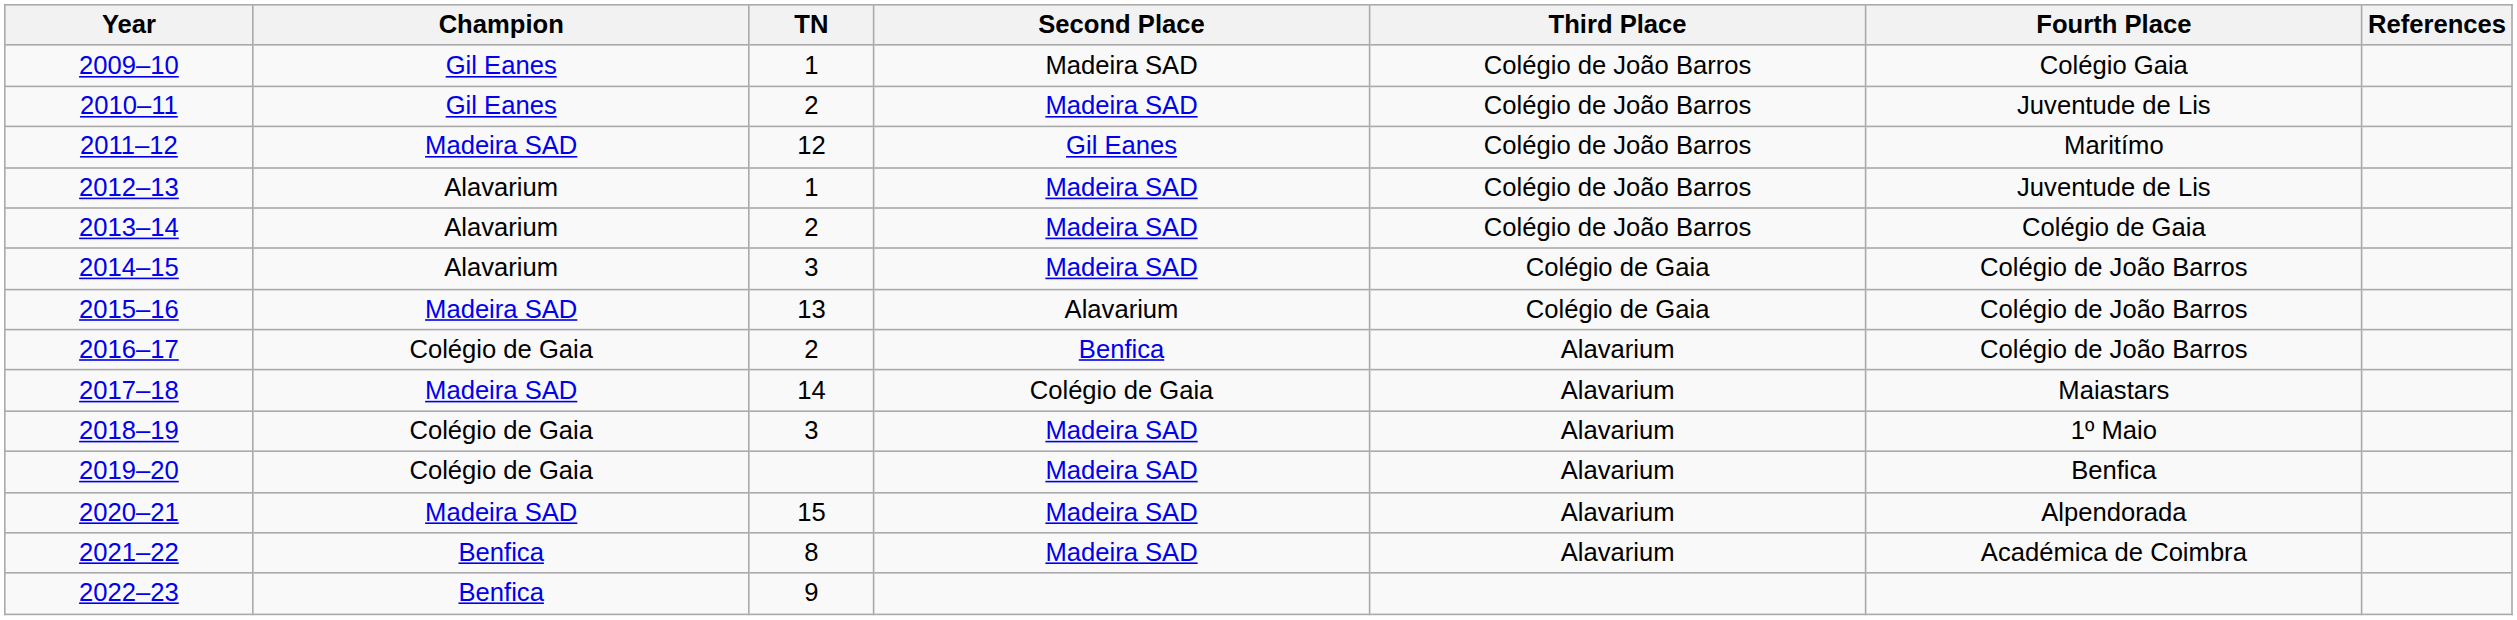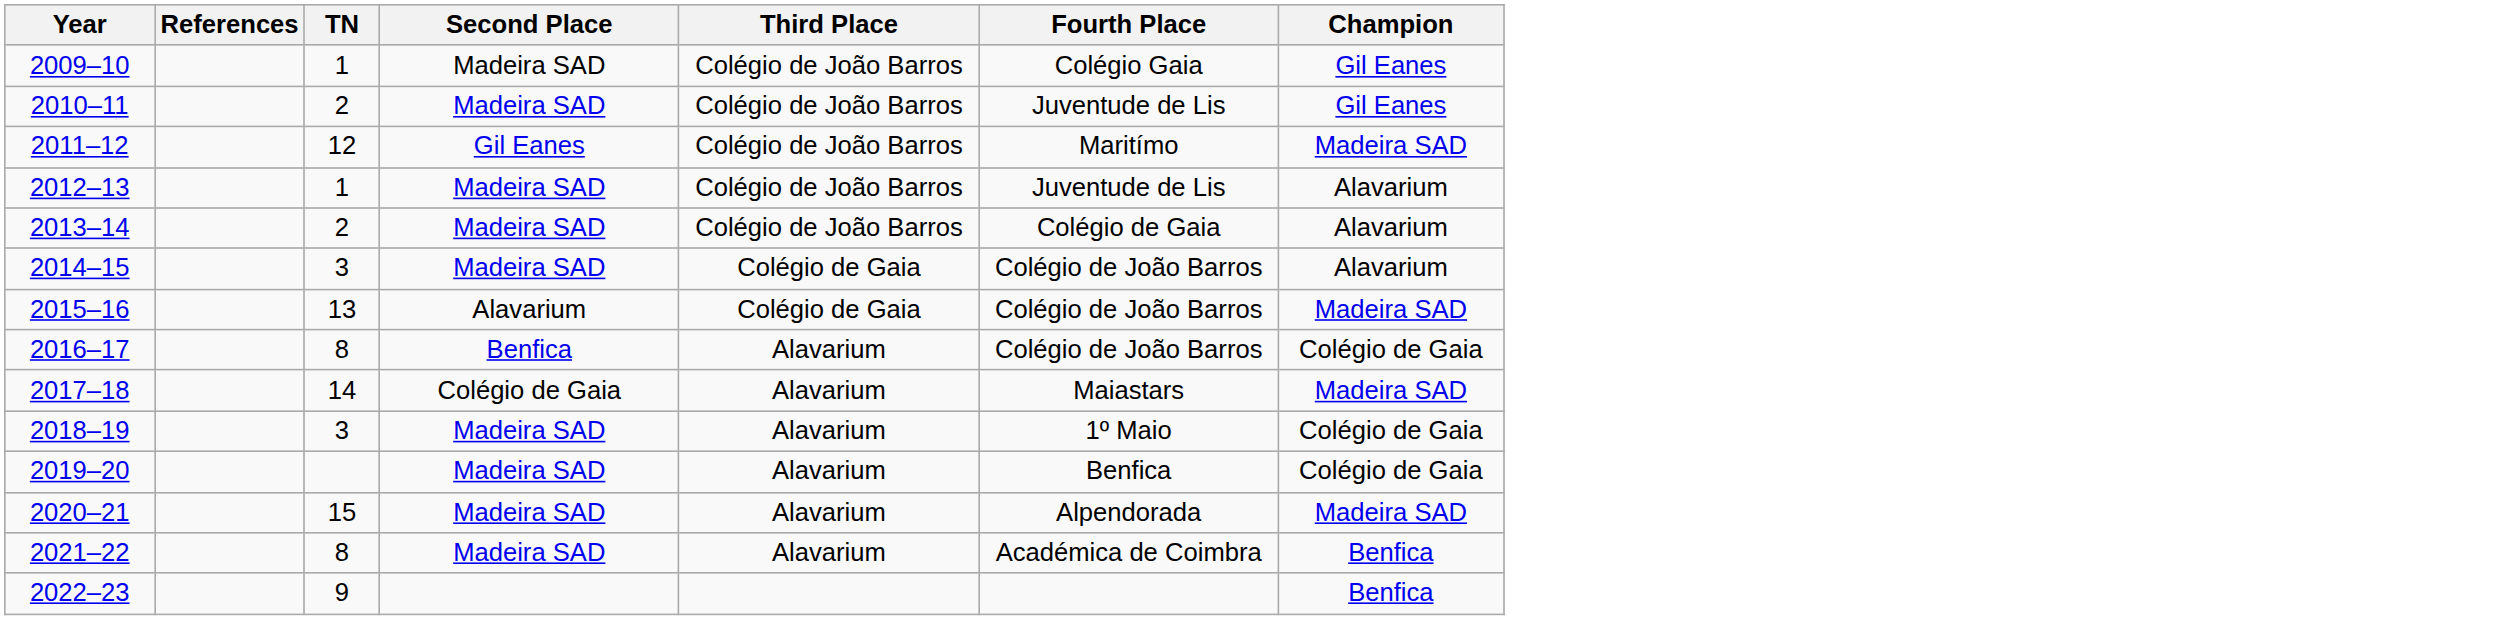columns swapped: (501, 24) <-> (2437, 24)
(811, 349) 2 -> (342, 349) 8
